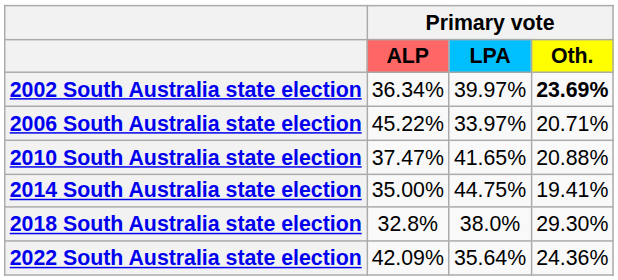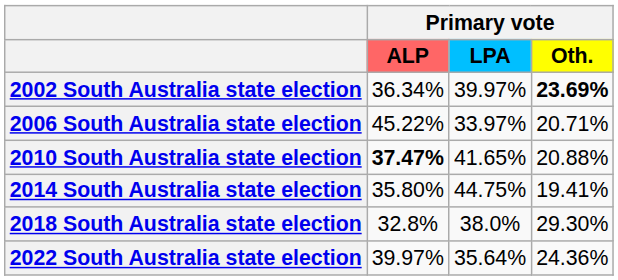(408, 157) normal -> (408, 157) bold
(408, 190) 35.00% -> (408, 190) 35.80%
(408, 258) 42.09% -> (408, 258) 39.97%
